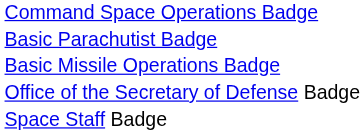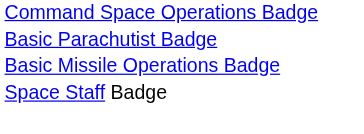- row: (182, 93)
